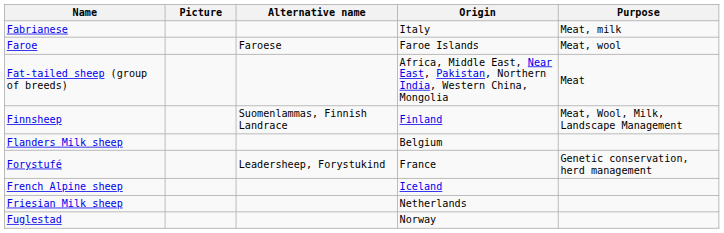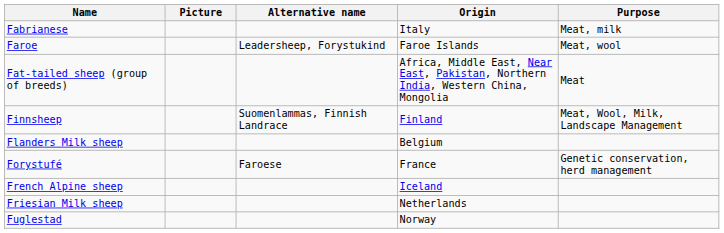(260, 46) Faroese -> (312, 46) Leadersheep, Forystukind
(312, 164) Leadersheep, Forystukind -> (260, 164) Faroese
